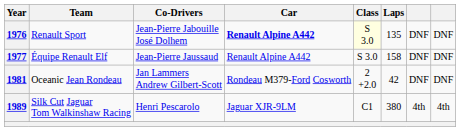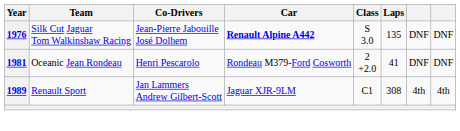(59, 35) Renault Sport -> (81, 35) Silk Cut Jaguar Tom Walkinshaw Racing
(367, 35) lightyellow background -> (367, 35) no background
- row: (17, 57)
(179, 79) Jan Lammers Andrew Gilbert-Scott -> (168, 63) Henri Pescarolo
(394, 79) 42 -> (394, 63) 41
(81, 107) Silk Cut Jaguar Tom Walkinshaw Racing -> (59, 91) Renault Sport
(168, 107) Henri Pescarolo -> (179, 91) Jan Lammers Andrew Gilbert-Scott
(394, 107) 380 -> (394, 91) 308
